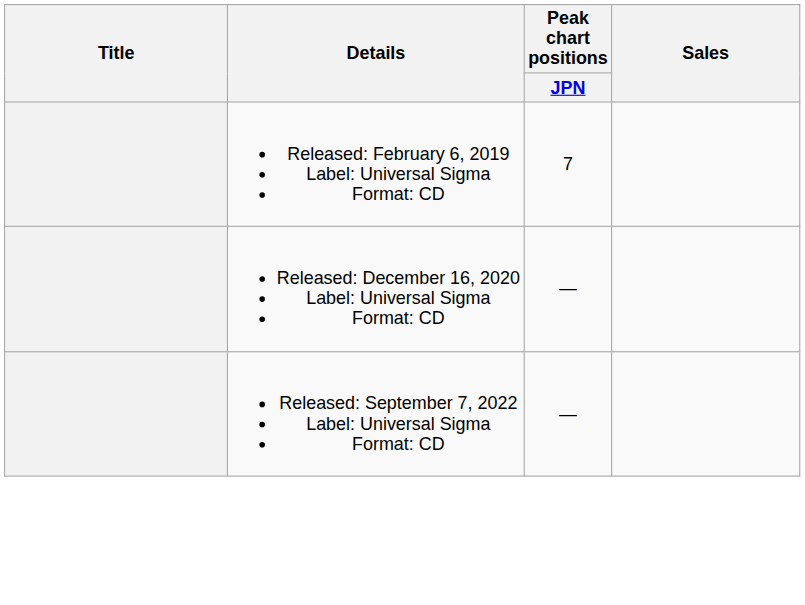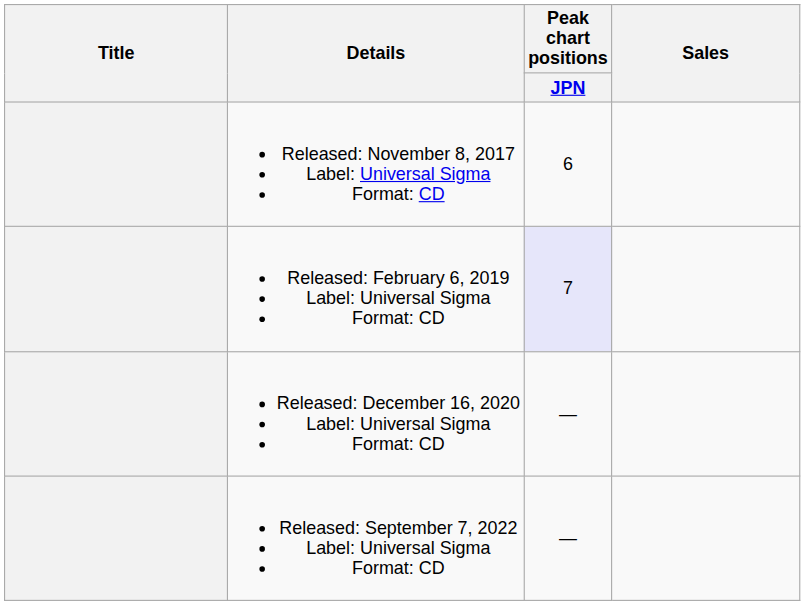+ row: (376, 174)
(568, 164) no background -> (568, 288) lavender background
